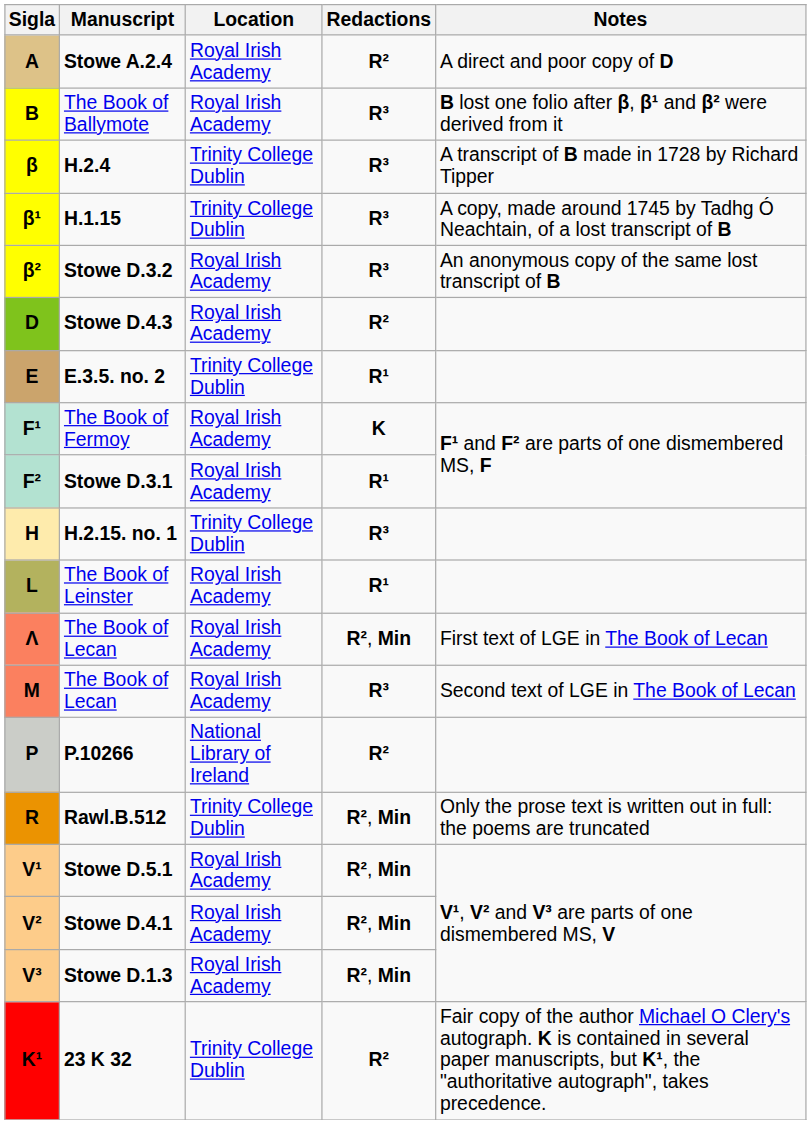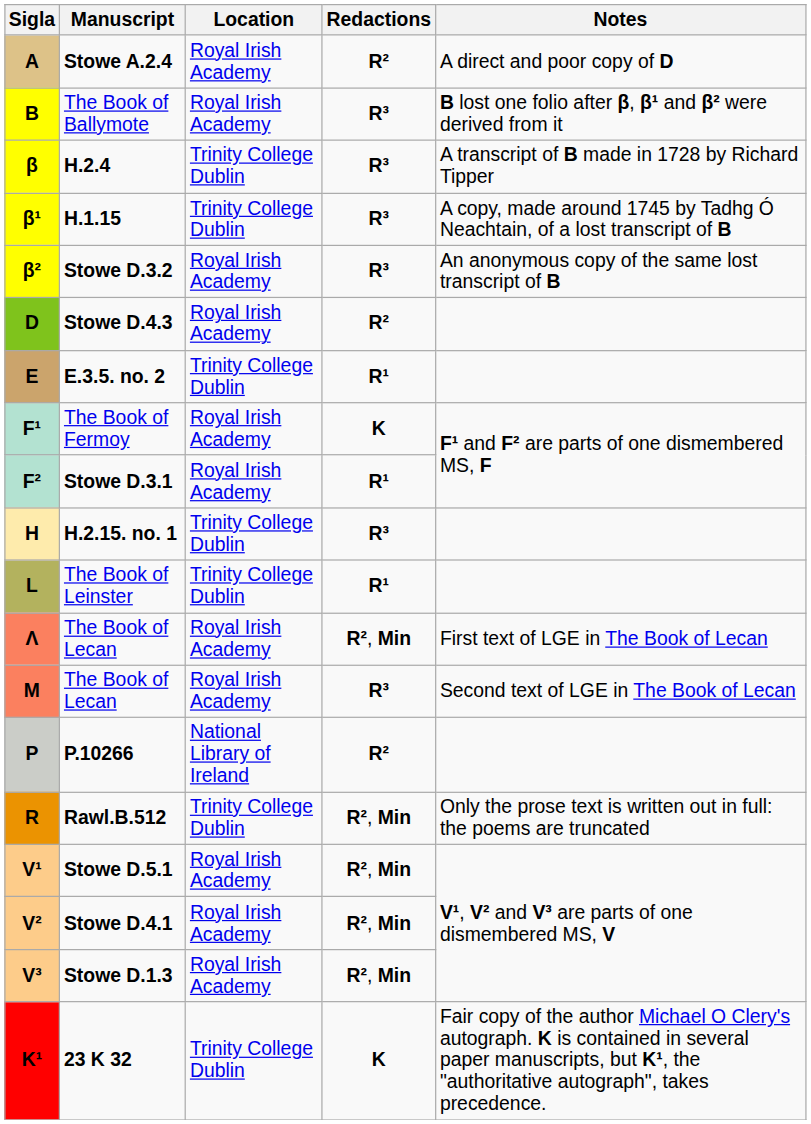(236, 586) Royal Irish Academy -> (251, 586) Trinity College Dublin
(379, 1060) R² -> (379, 1060) K
